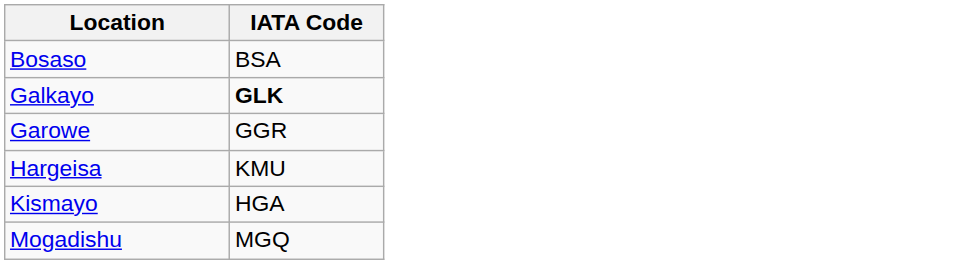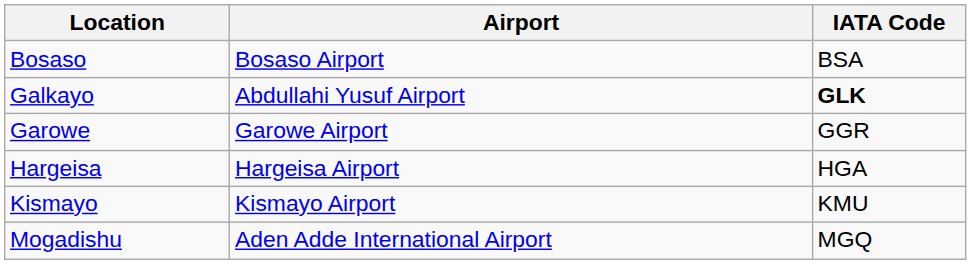+ column: (521, 22)
(260, 167) KMU -> (842, 167) HGA
(260, 204) HGA -> (843, 204) KMU
